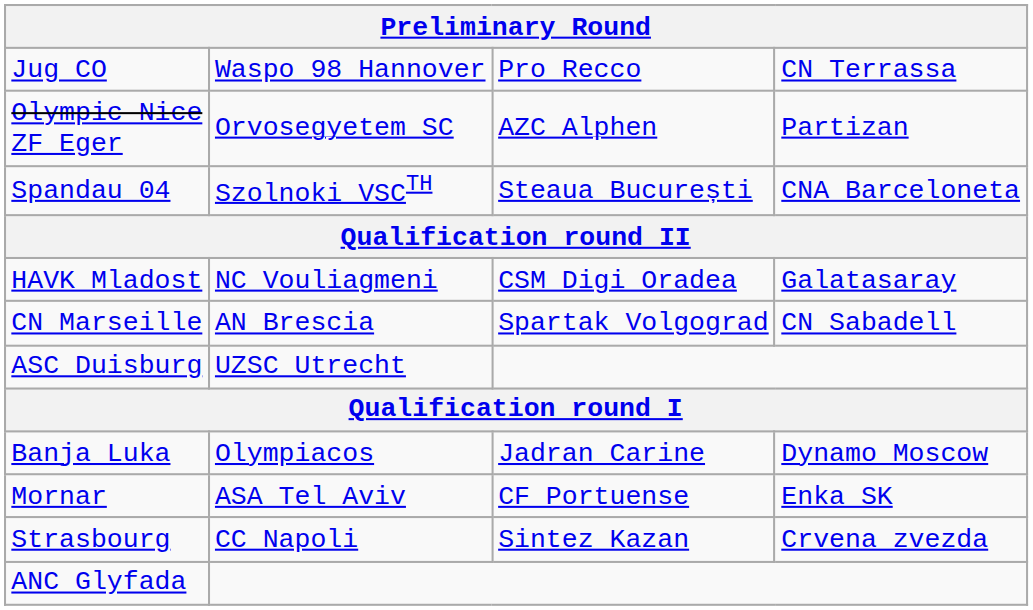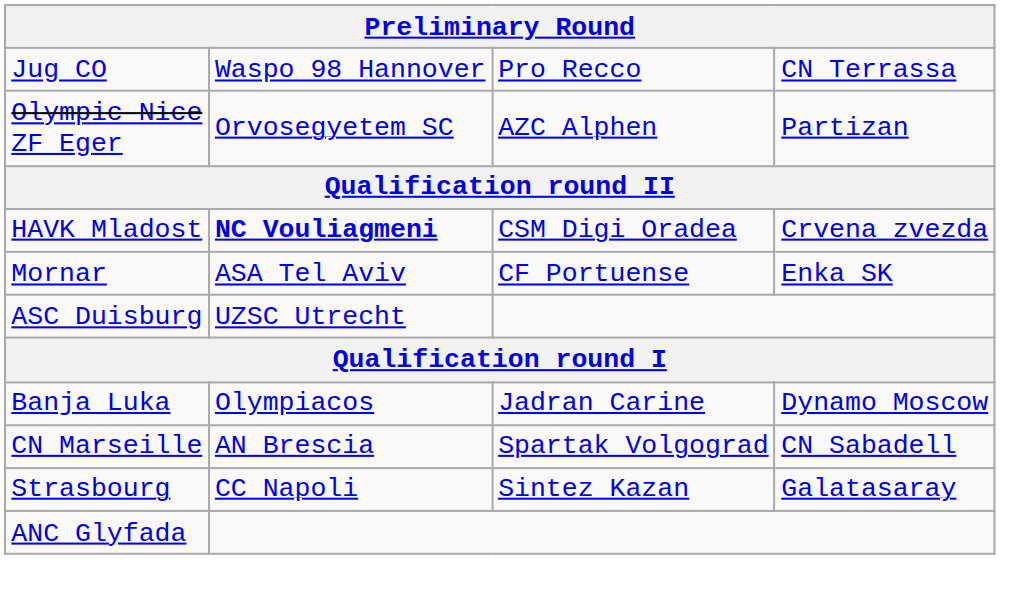- row: (91, 190)
(326, 280) normal -> (326, 230) bold
(869, 280) Galatasaray -> (885, 230) Crvena zvezda
rows swapped: (107, 323) <-> (59, 496)
(885, 539) Crvena zvezda -> (869, 489) Galatasaray
